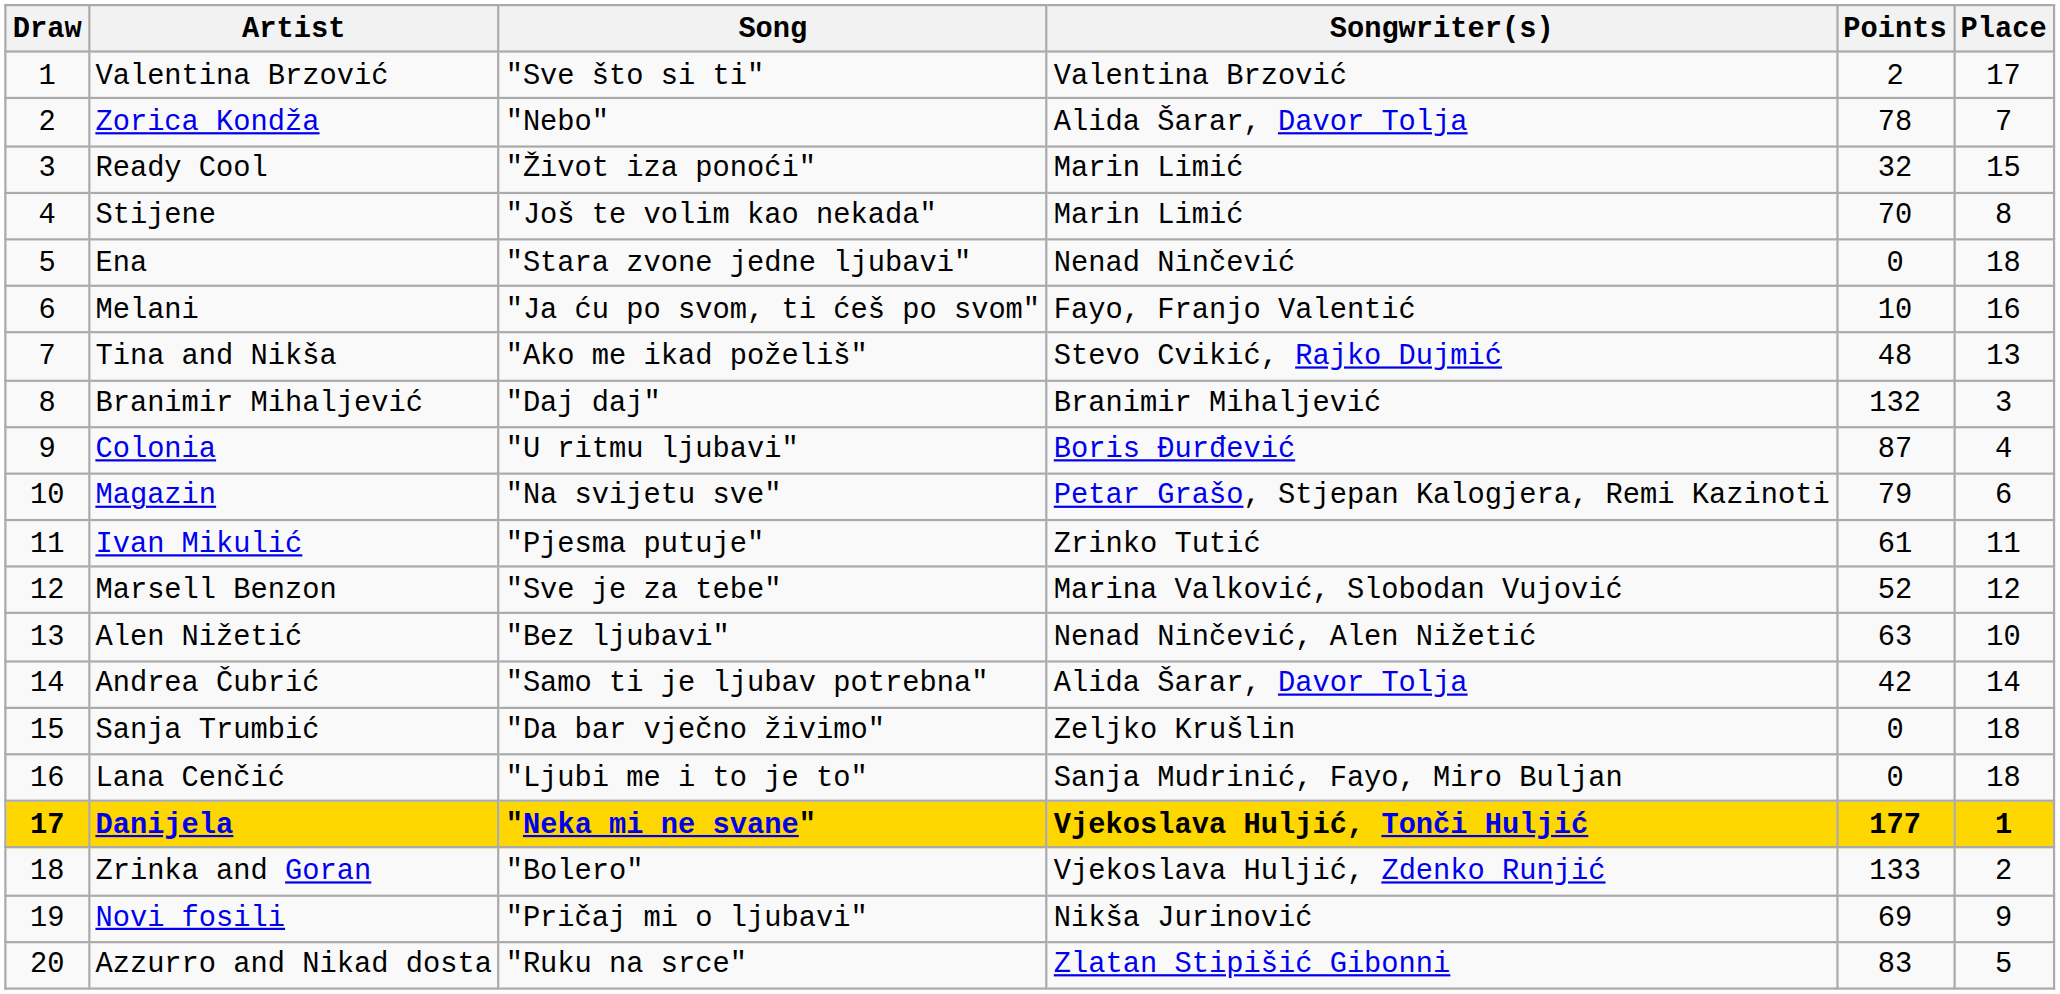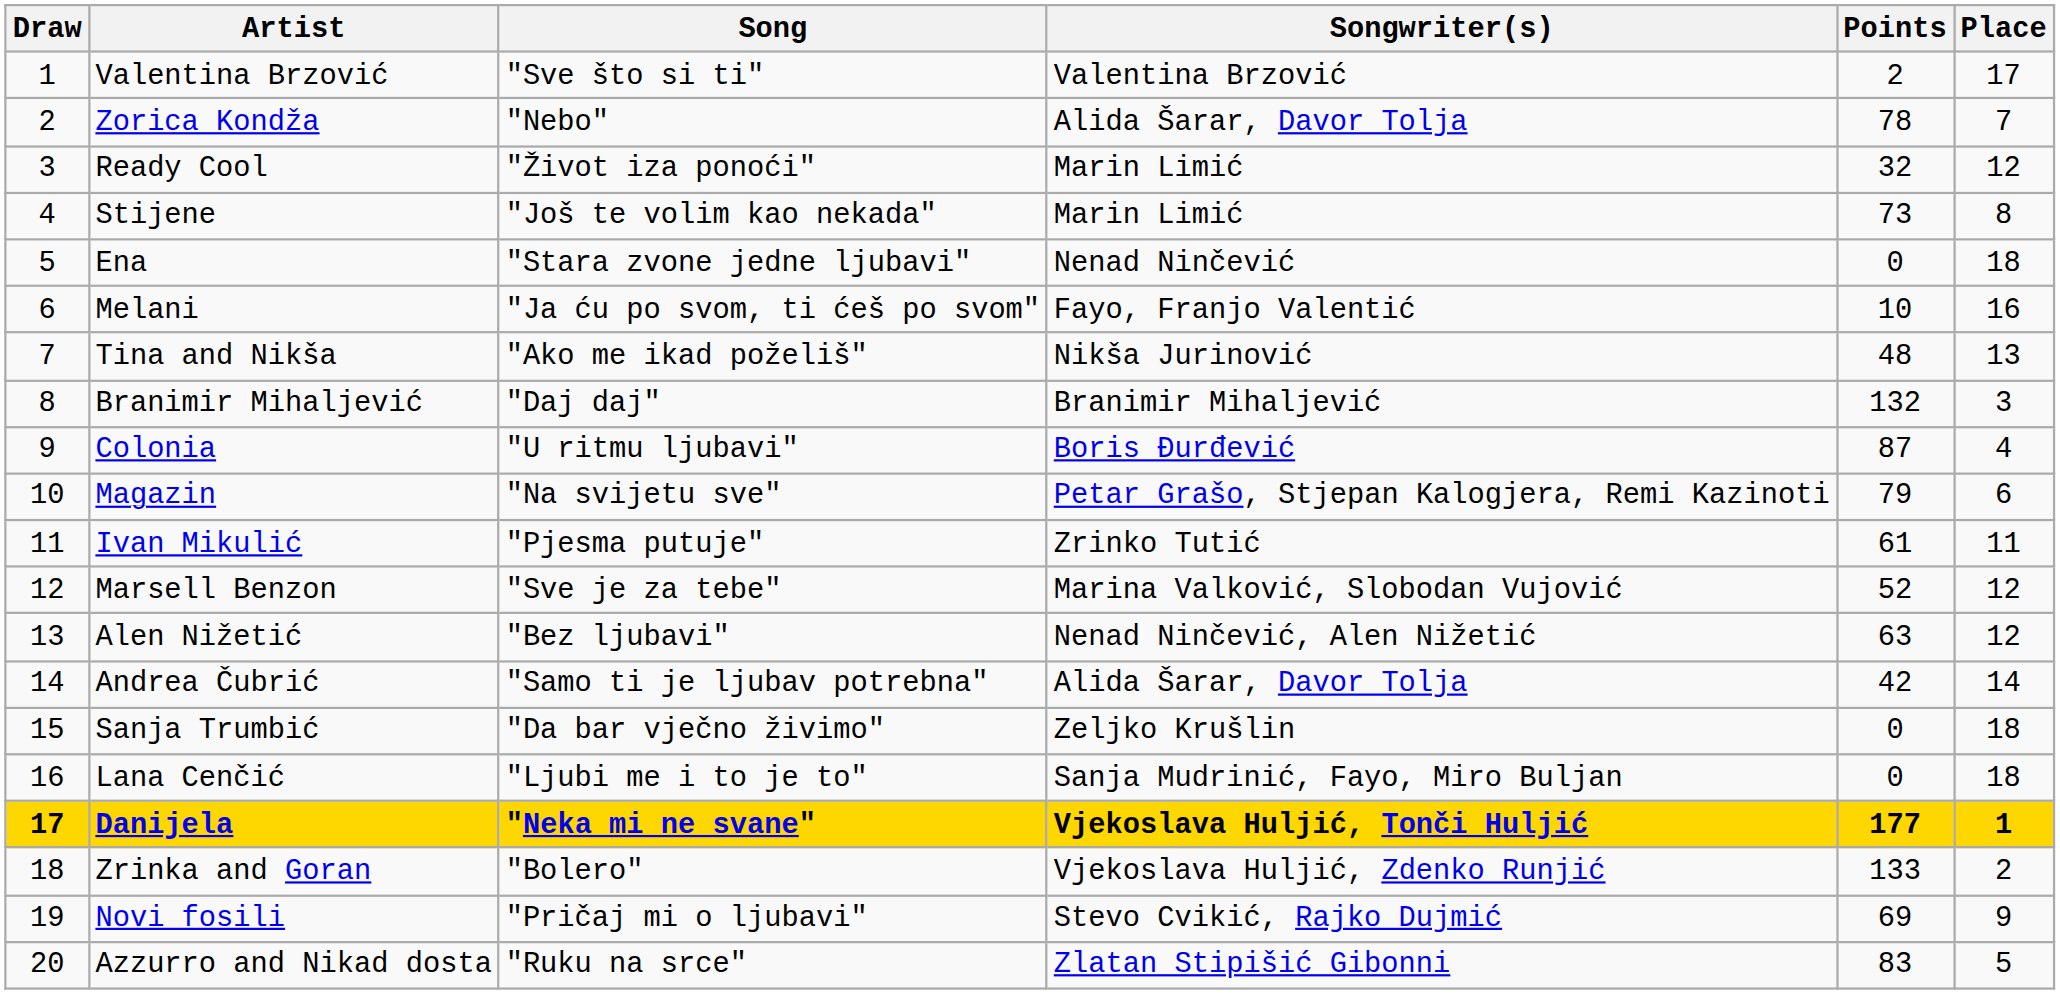(2004, 169) 15 -> (2004, 169) 12
(1895, 216) 70 -> (1895, 216) 73
(1278, 356) Stevo Cvikić, Rajko Dujmić -> (1183, 356) Nikša Jurinović
(2004, 637) 10 -> (2004, 637) 12
(1183, 918) Nikša Jurinović -> (1278, 918) Stevo Cvikić, Rajko Dujmić
